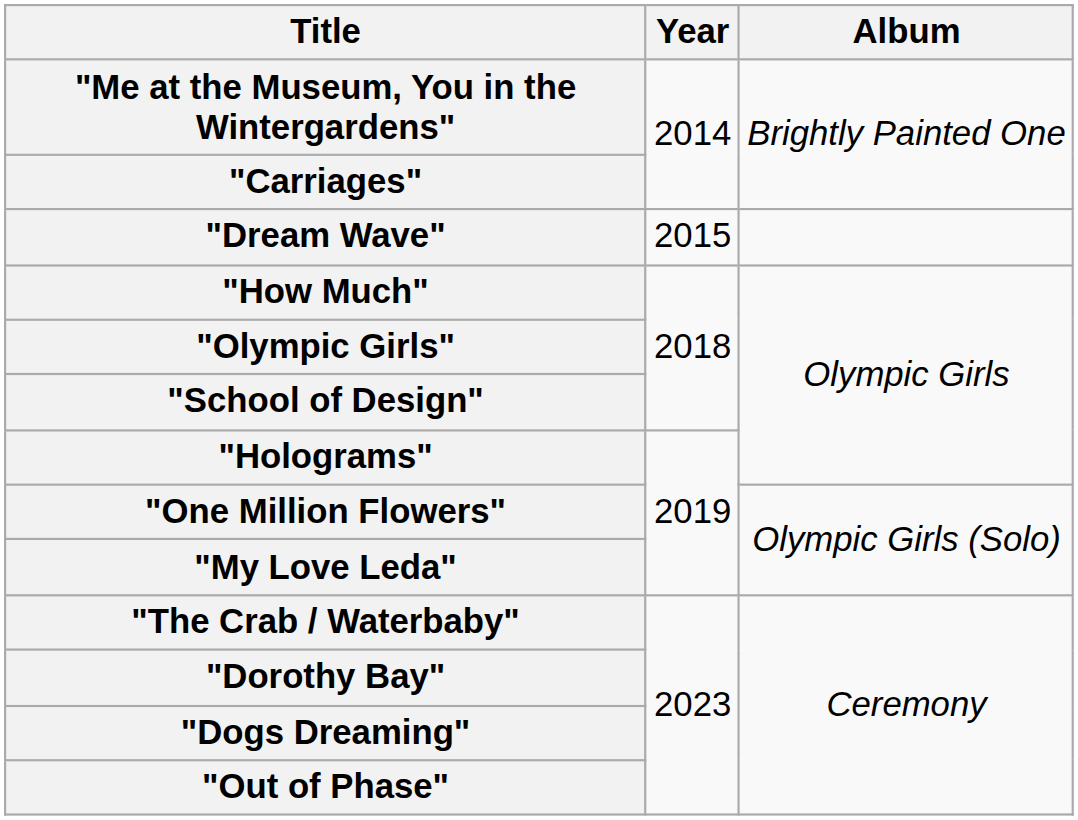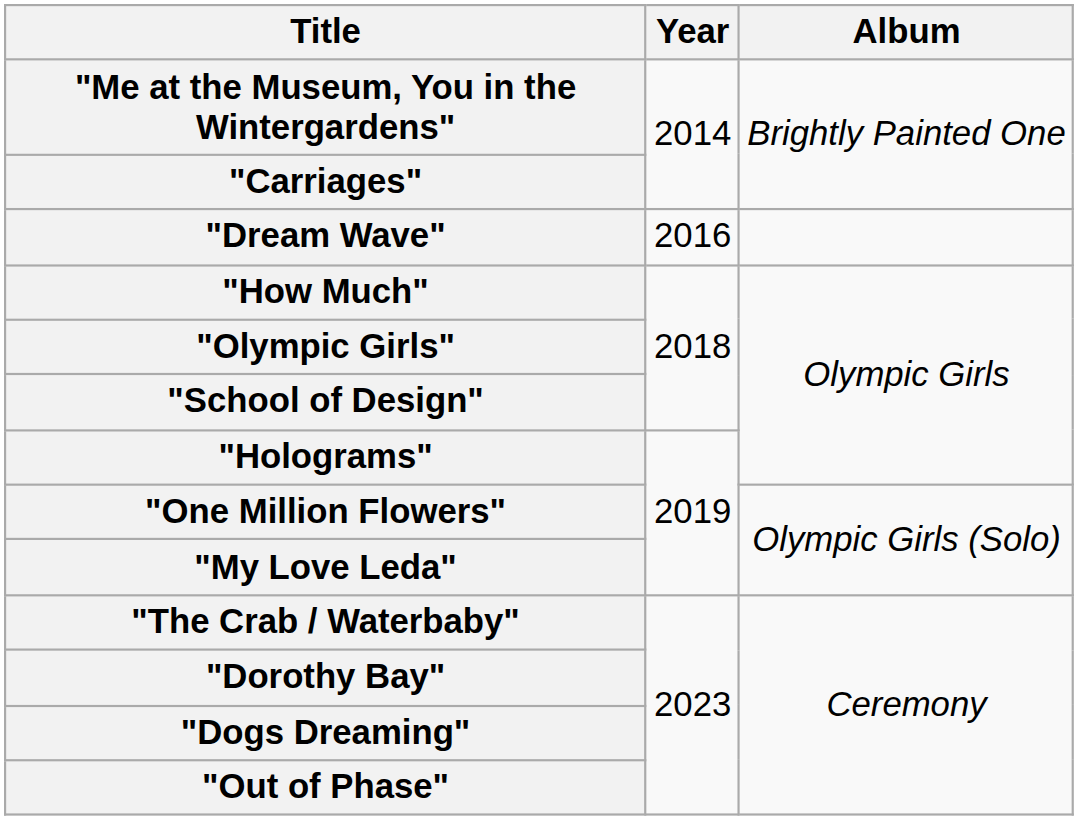(693, 236) 2015 -> (693, 236) 2016
